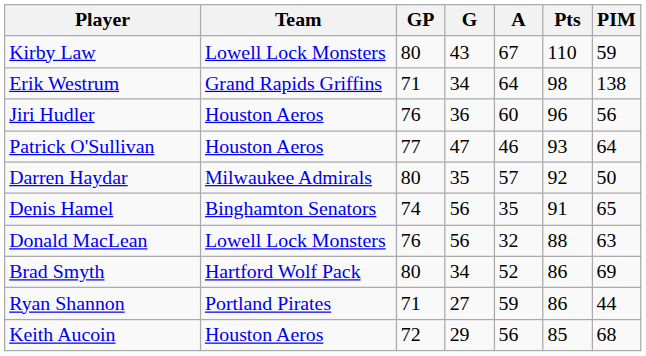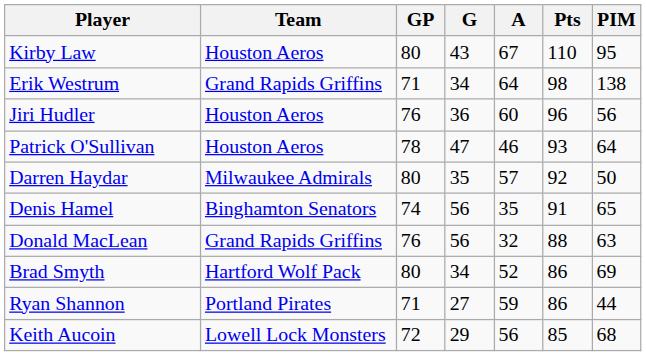(295, 51) Lowell Lock Monsters -> (264, 51) Houston Aeros
(606, 51) 59 -> (606, 51) 95
(411, 146) 77 -> (411, 146) 78
(295, 240) Lowell Lock Monsters -> (293, 240) Grand Rapids Griffins
(264, 334) Houston Aeros -> (295, 334) Lowell Lock Monsters
